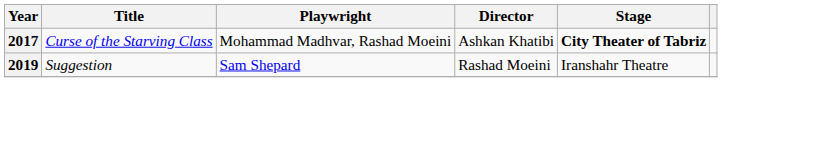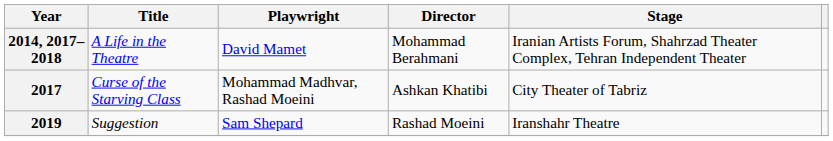+ row: (46, 49)
(634, 40) bold -> (580, 90) normal
